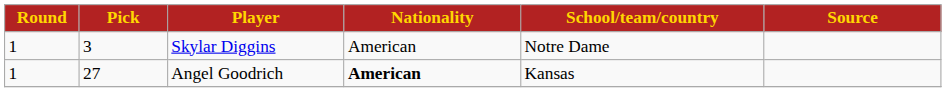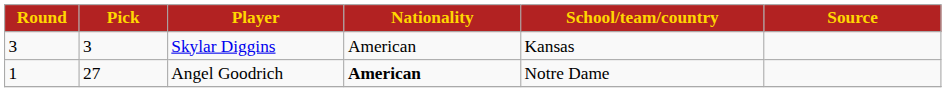(13, 45) 1 -> (13, 45) 3
(567, 45) Notre Dame -> (550, 45) Kansas
(550, 73) Kansas -> (567, 73) Notre Dame
